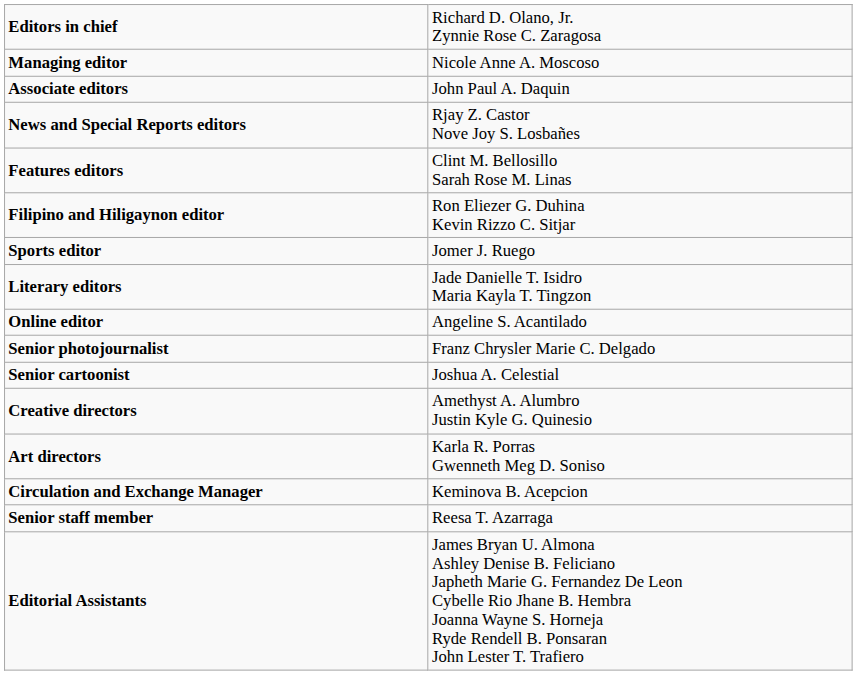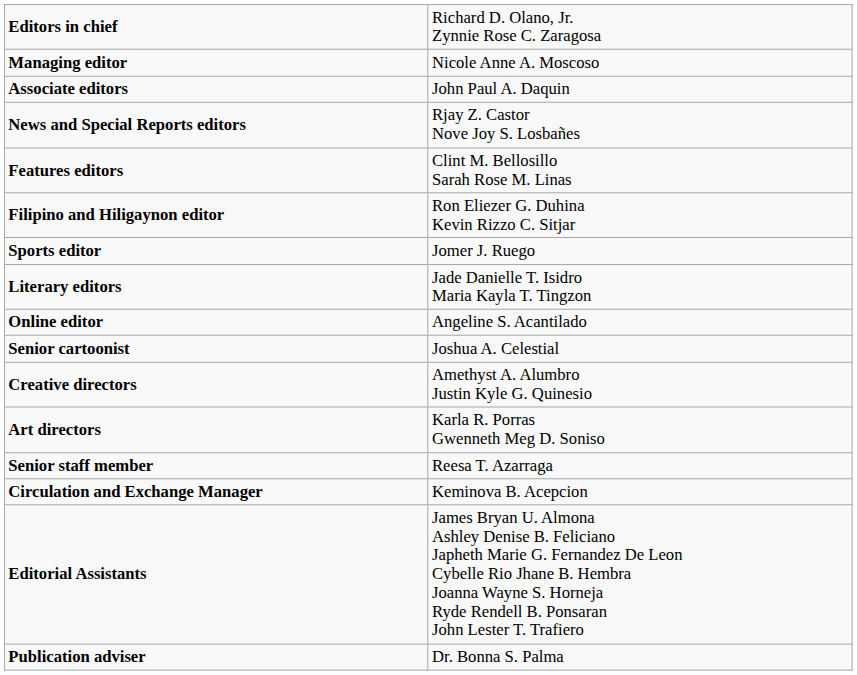- row: (88, 348)
rows swapped: (136, 491) <-> (81, 518)
+ row: (77, 656)
